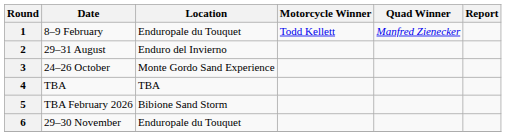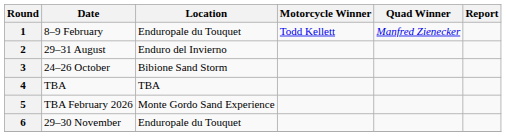(206, 67) Monte Gordo Sand Experience -> (183, 67) Bibione Sand Storm
(183, 104) Bibione Sand Storm -> (206, 104) Monte Gordo Sand Experience
